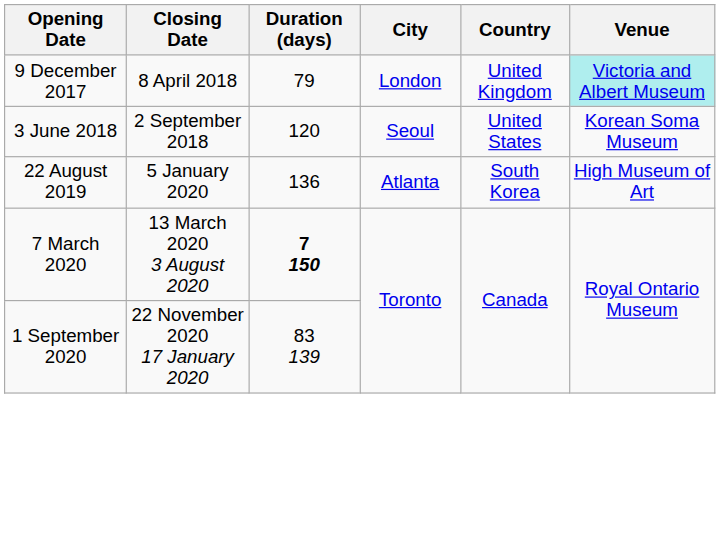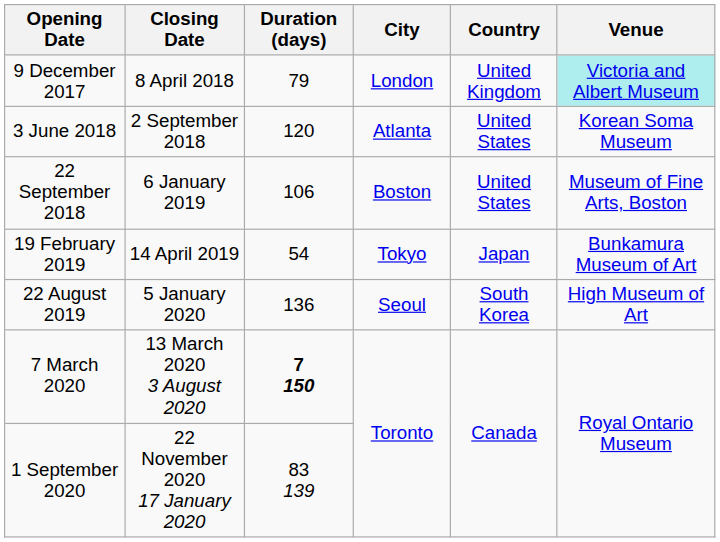(410, 131) Seoul -> (402, 131) Atlanta
+ row: (65, 192)
+ row: (65, 253)
(410, 182) Atlanta -> (402, 304) Seoul
